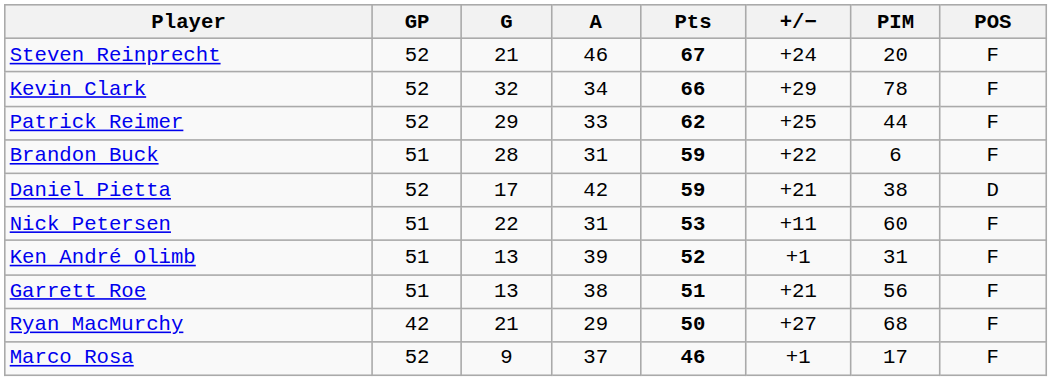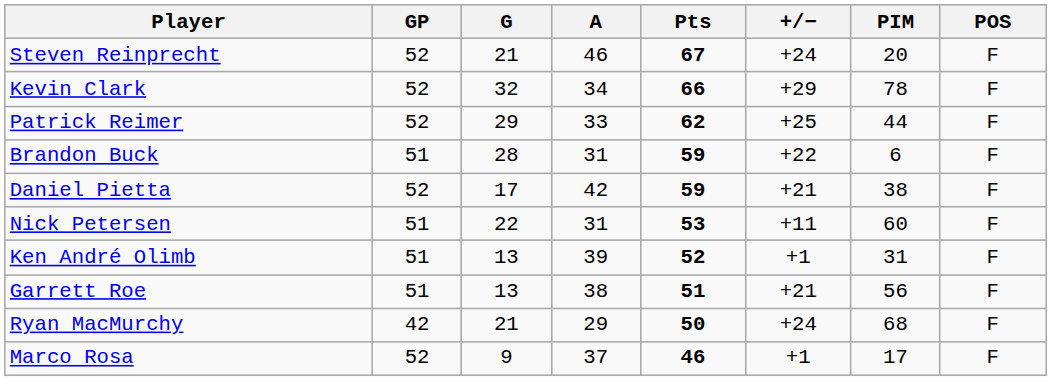(993, 190) D -> (993, 190) F
(798, 325) +27 -> (798, 325) +24
